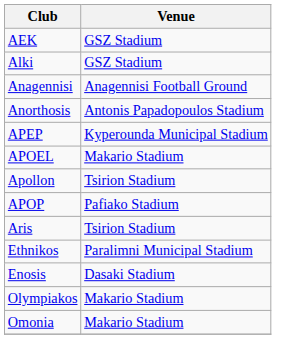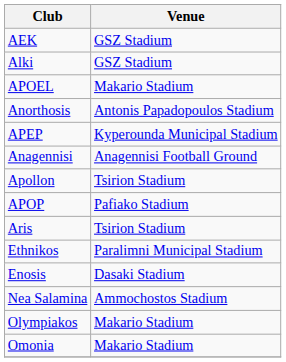rows swapped: (40, 87) <-> (31, 157)
+ row: (48, 298)
